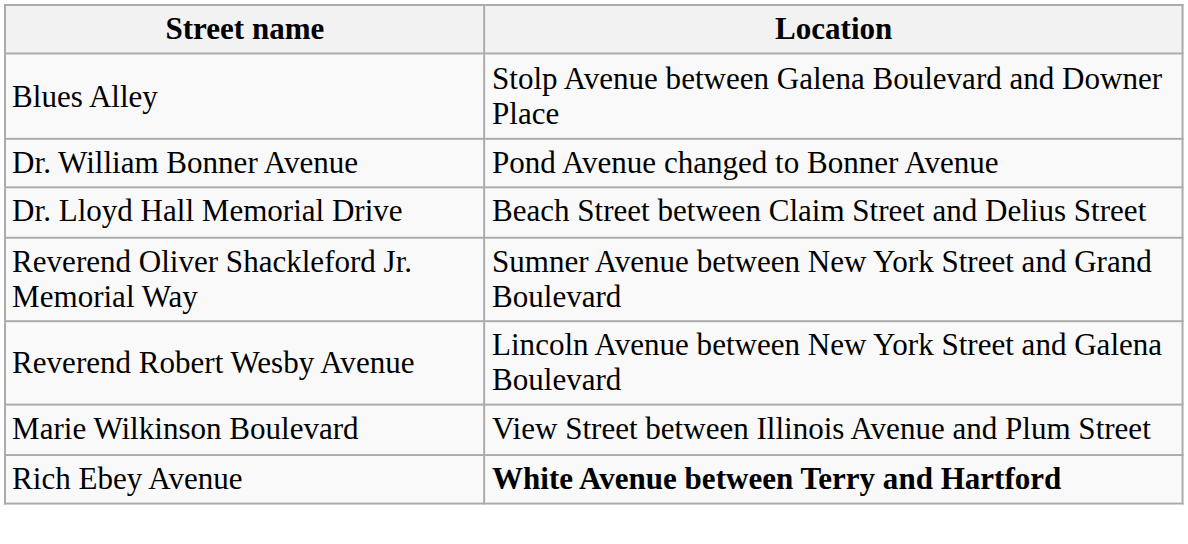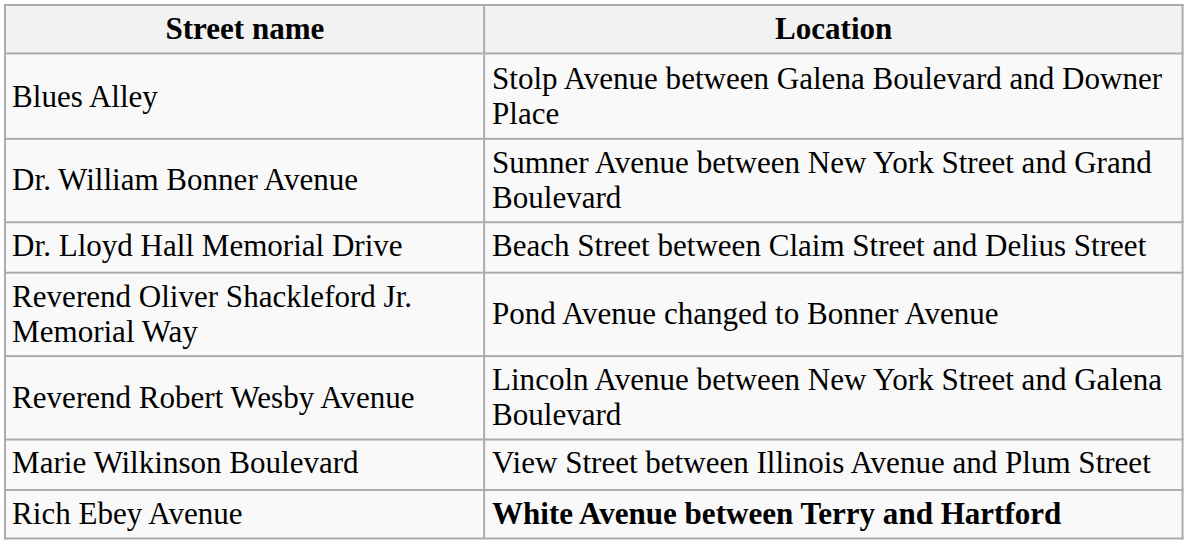(745, 162) Pond Avenue changed to Bonner Avenue -> (822, 179) Sumner Avenue between New York Street and Grand Boulevard
(822, 278) Sumner Avenue between New York Street and Grand Boulevard -> (745, 313) Pond Avenue changed to Bonner Avenue
